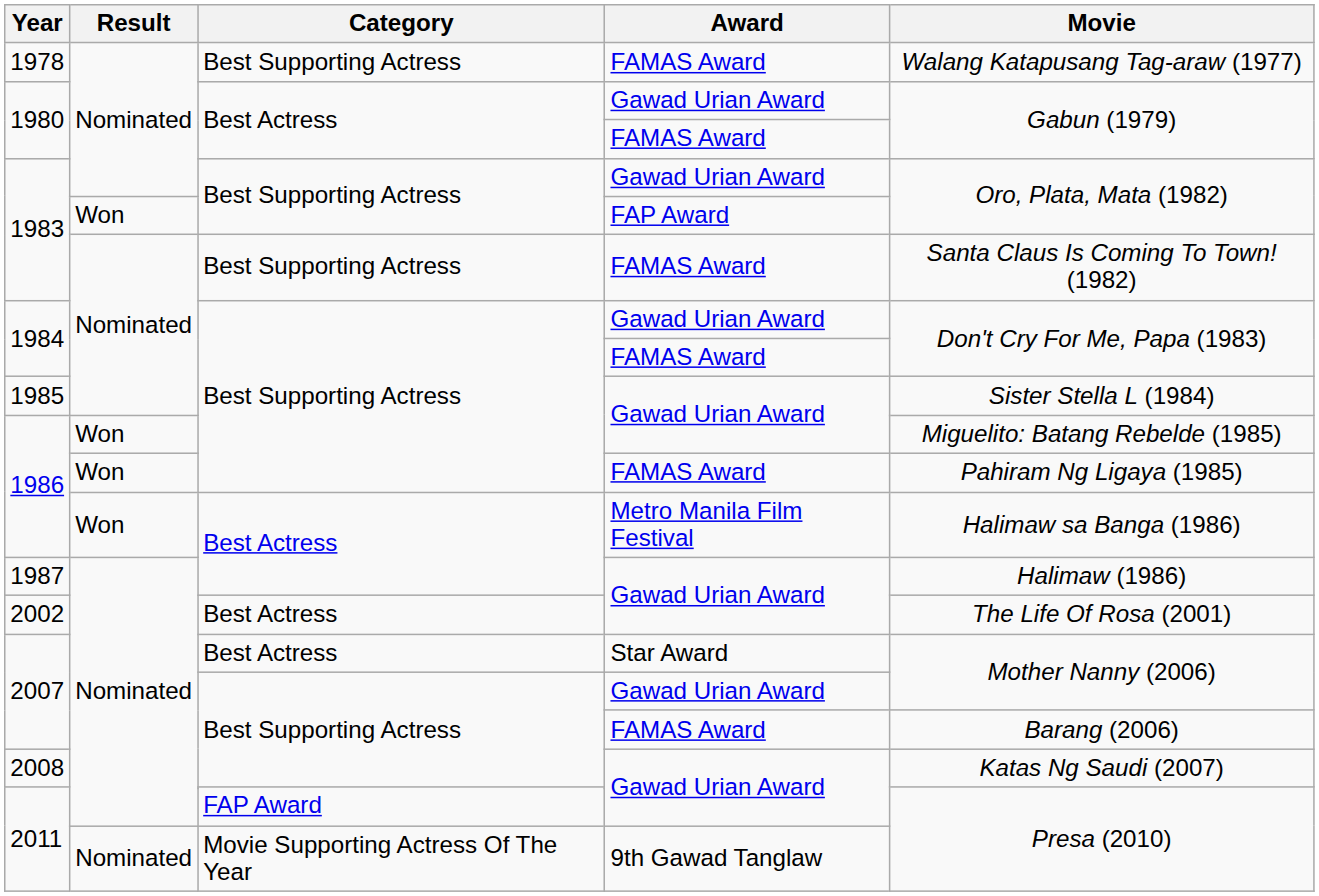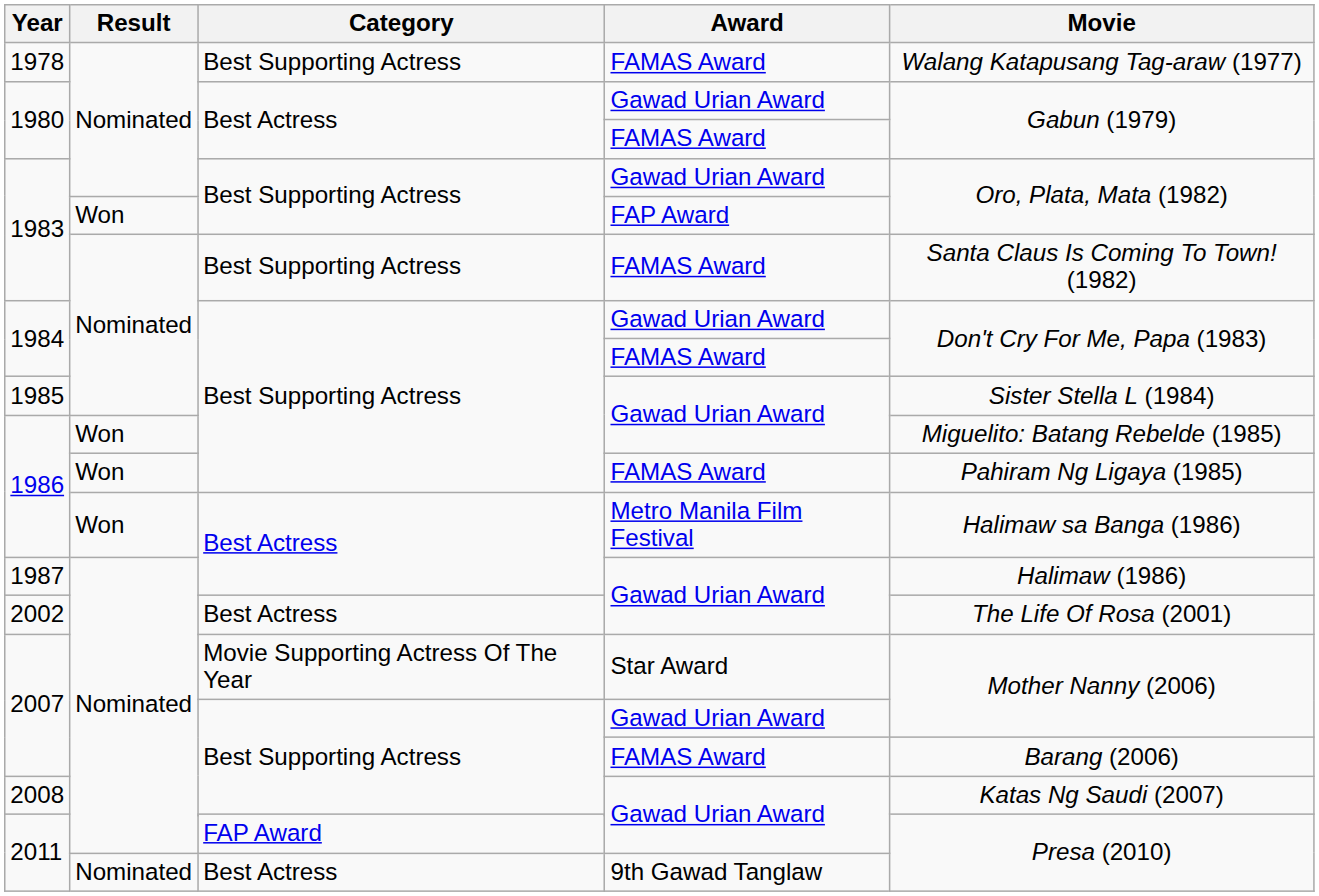(270, 652) Best Actress -> (380, 666) Movie Supporting Actress Of The Year
(380, 857) Movie Supporting Actress Of The Year -> (270, 871) Best Actress
